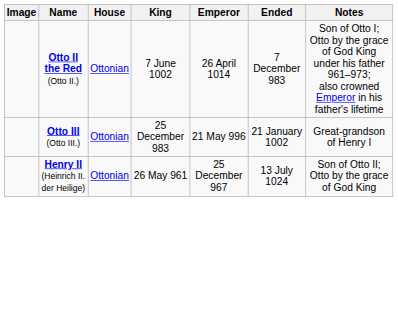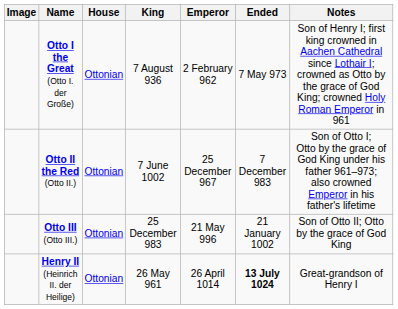+ row: (60, 74)
(219, 69) 26 April 1014 -> (208, 171) 25 December 967
(349, 137) Great-grandson of Henry I -> (341, 234) Son of Otto II; Otto by the grace of God King
(219, 176) 25 December 967 -> (208, 279) 26 April 1014
(277, 176) normal -> (262, 279) bold
(349, 176) Son of Otto II; Otto by the grace of God King -> (341, 279) Great-grandson of Henry I
